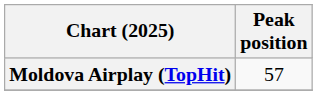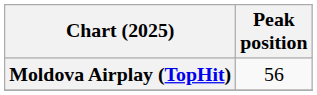(274, 74) 57 -> (274, 74) 56
